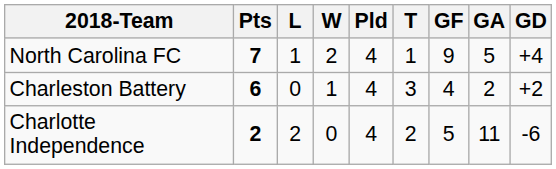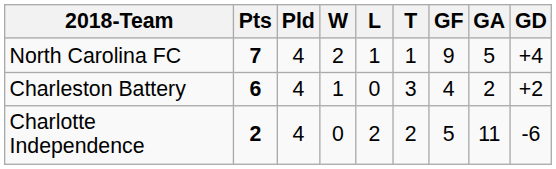columns swapped: (371, 21) <-> (295, 21)
